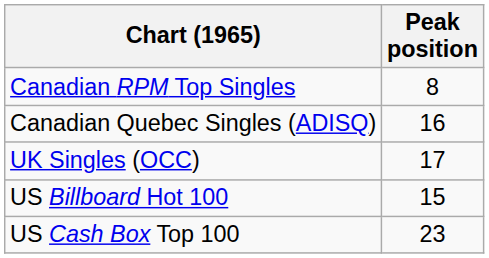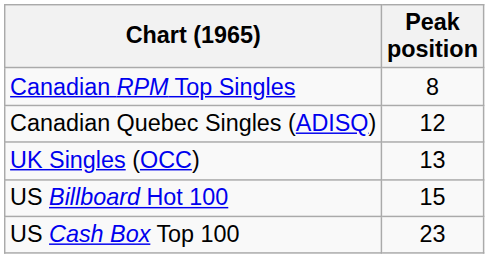(432, 123) 16 -> (432, 123) 12
(432, 160) 17 -> (432, 160) 13
